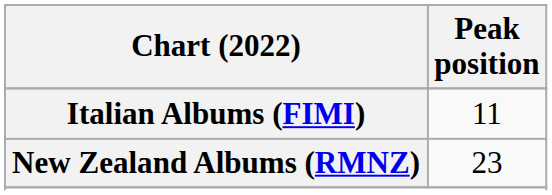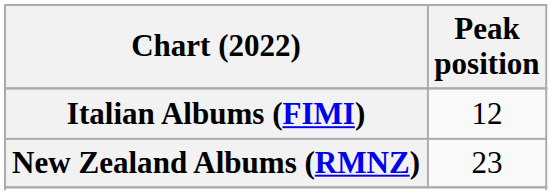(487, 113) 11 -> (487, 113) 12
